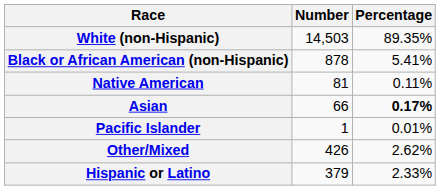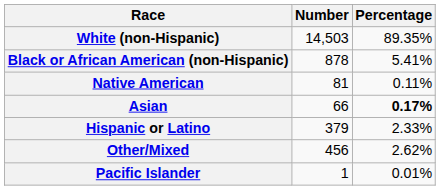rows swapped: (148, 128) <-> (148, 173)
(337, 151) 426 -> (337, 151) 456
